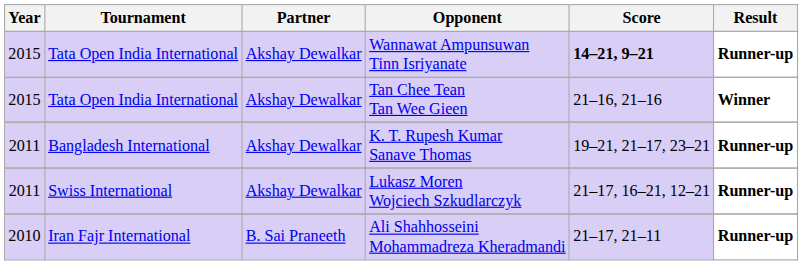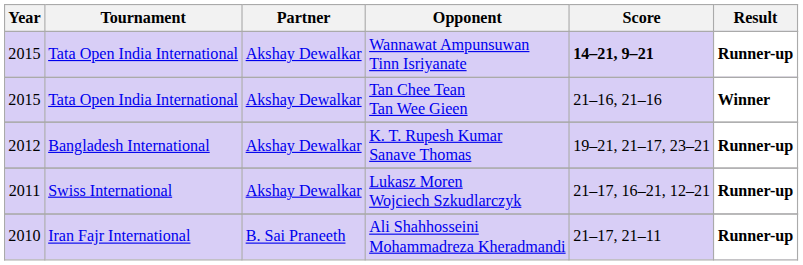(24, 145) 2011 -> (24, 145) 2012
